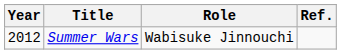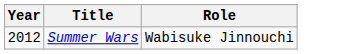- column: (317, 16)
